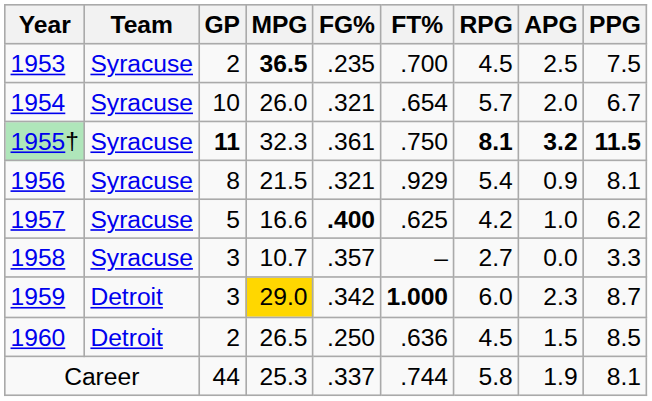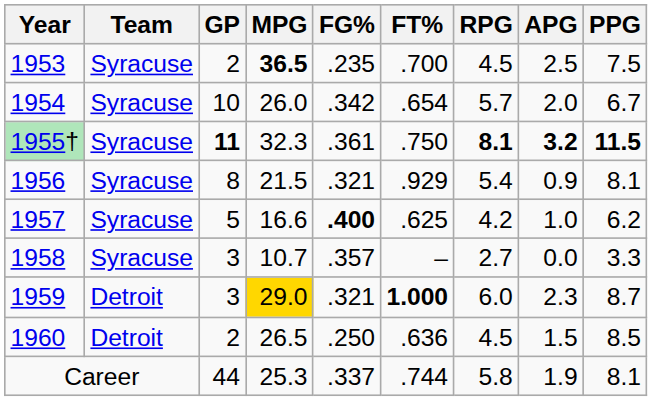(351, 102) .321 -> (351, 102) .342
(351, 297) .342 -> (351, 297) .321
